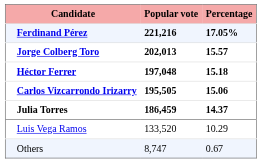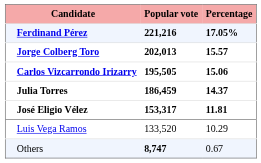- row: (46, 71)
+ row: (52, 110)
(155, 148) normal -> (155, 148) bold
